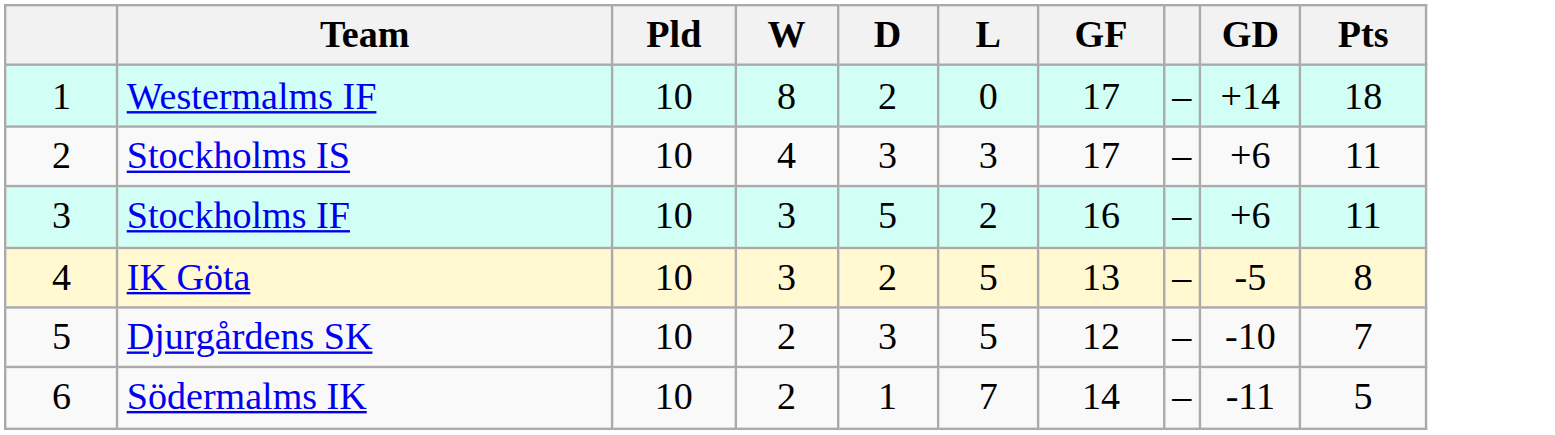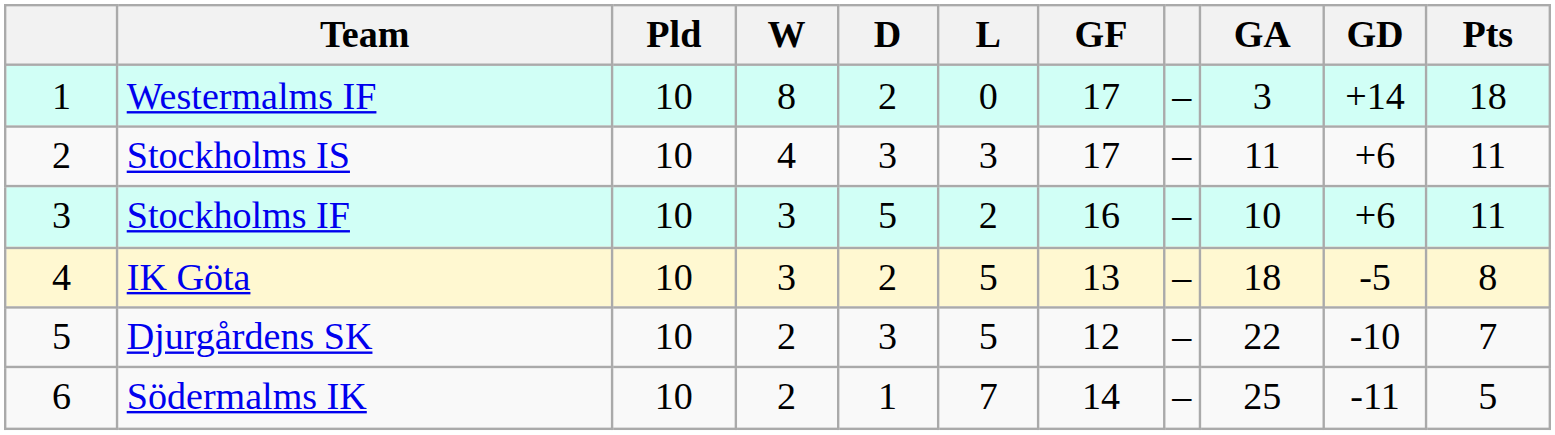+ column: (1262, 34)
